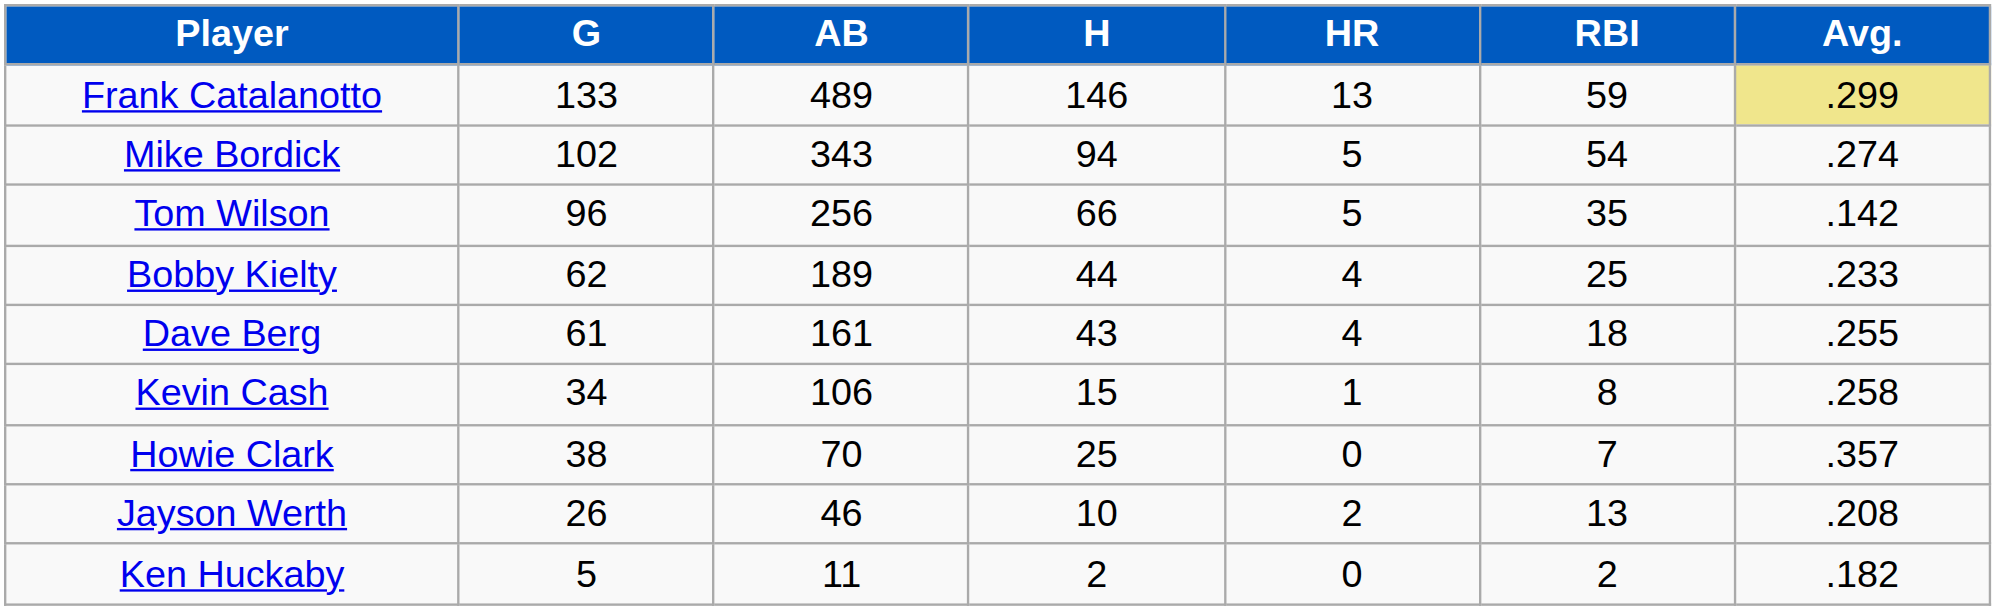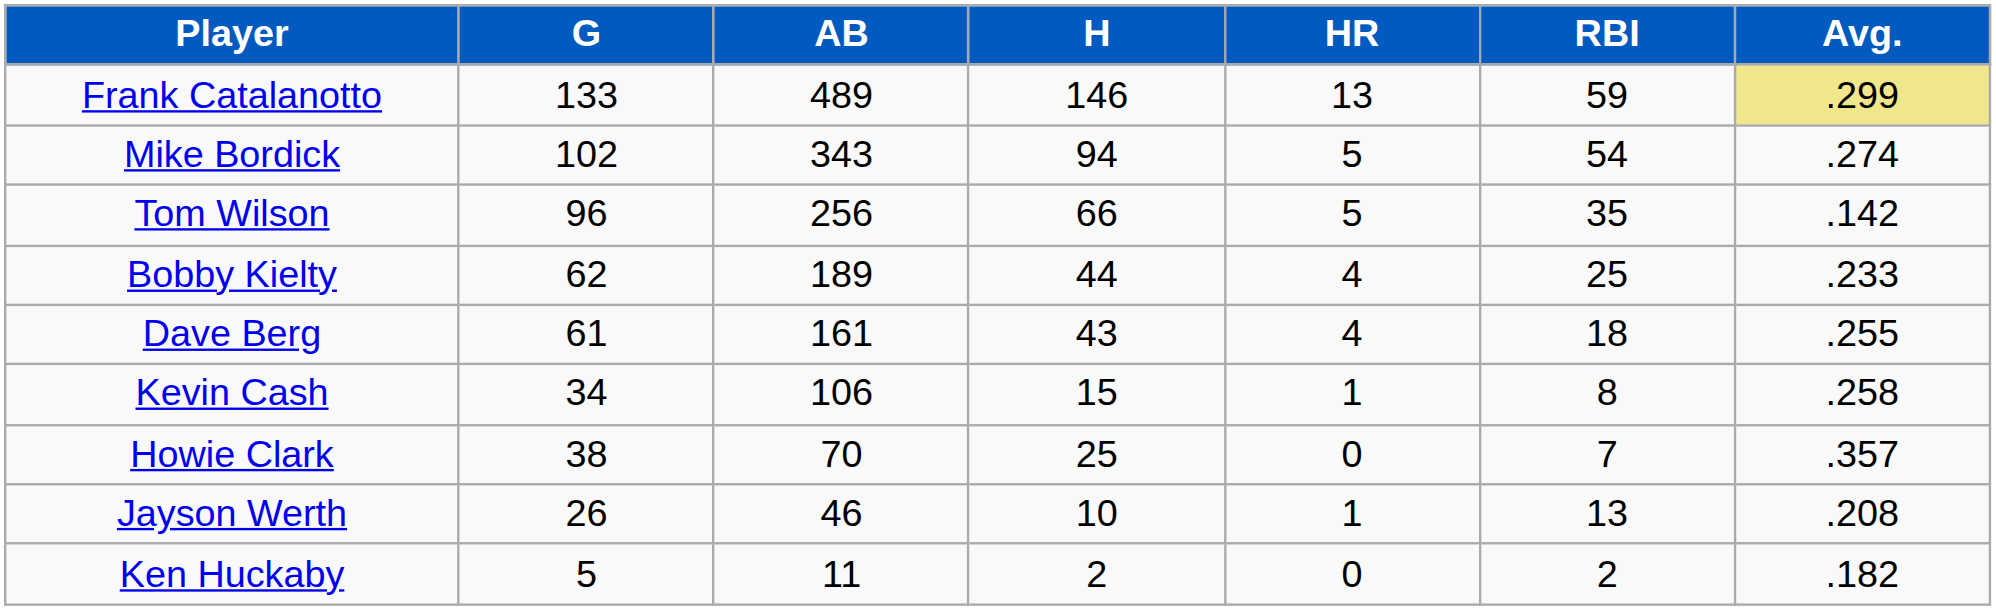(1352, 513) 2 -> (1352, 513) 1
